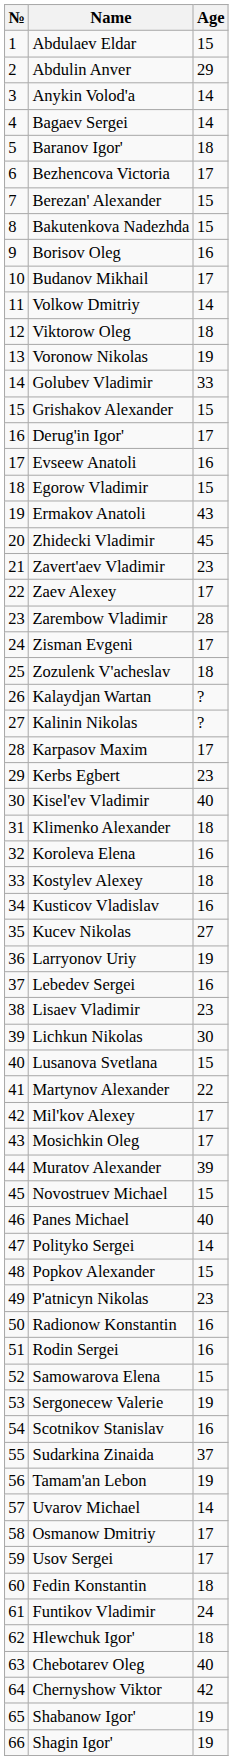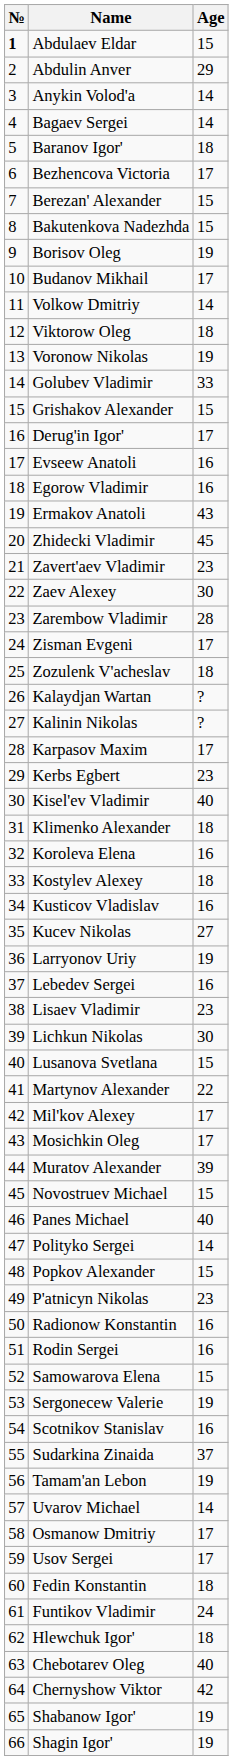(12, 43) normal -> (12, 43) bold
(205, 252) 16 -> (205, 252) 19
(205, 488) 15 -> (205, 488) 16
(205, 592) 17 -> (205, 592) 30
